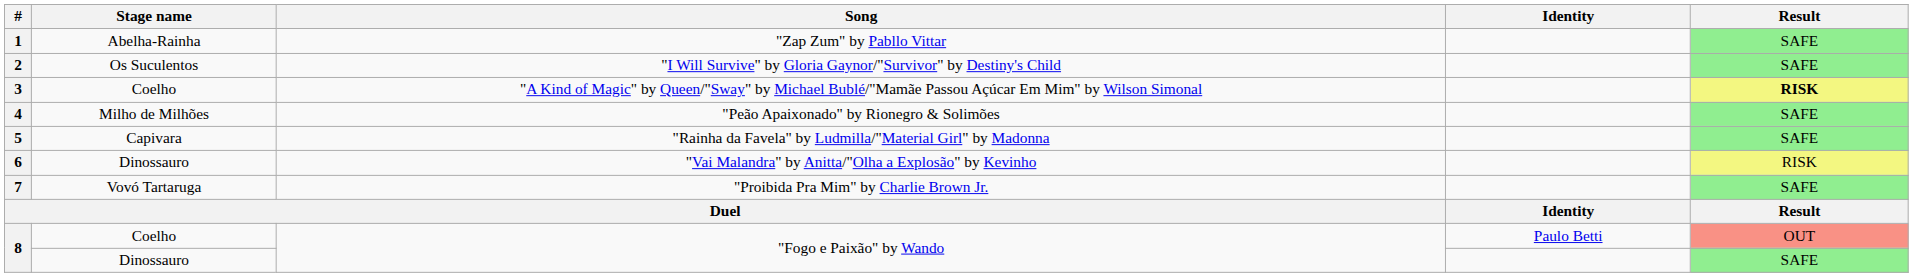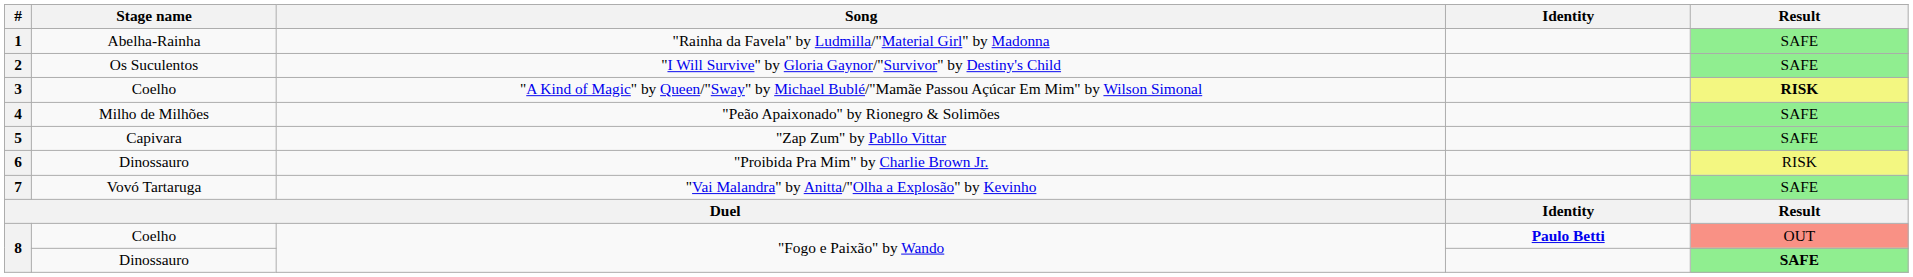(861, 41) "Zap Zum" by Pabllo Vittar -> (861, 41) "Rainha da Favela" by Ludmilla/"Material Girl" by Madonna
(861, 138) "Rainha da Favela" by Ludmilla/"Material Girl" by Madonna -> (861, 138) "Zap Zum" by Pabllo Vittar
(861, 162) "Vai Malandra" by Anitta/"Olha a Explosão" by Kevinho -> (861, 162) "Proibida Pra Mim" by Charlie Brown Jr.
(861, 187) "Proibida Pra Mim" by Charlie Brown Jr. -> (861, 187) "Vai Malandra" by Anitta/"Olha a Explosão" by Kevinho
(1568, 235) normal -> (1568, 235) bold
(1799, 260) normal -> (1799, 260) bold
